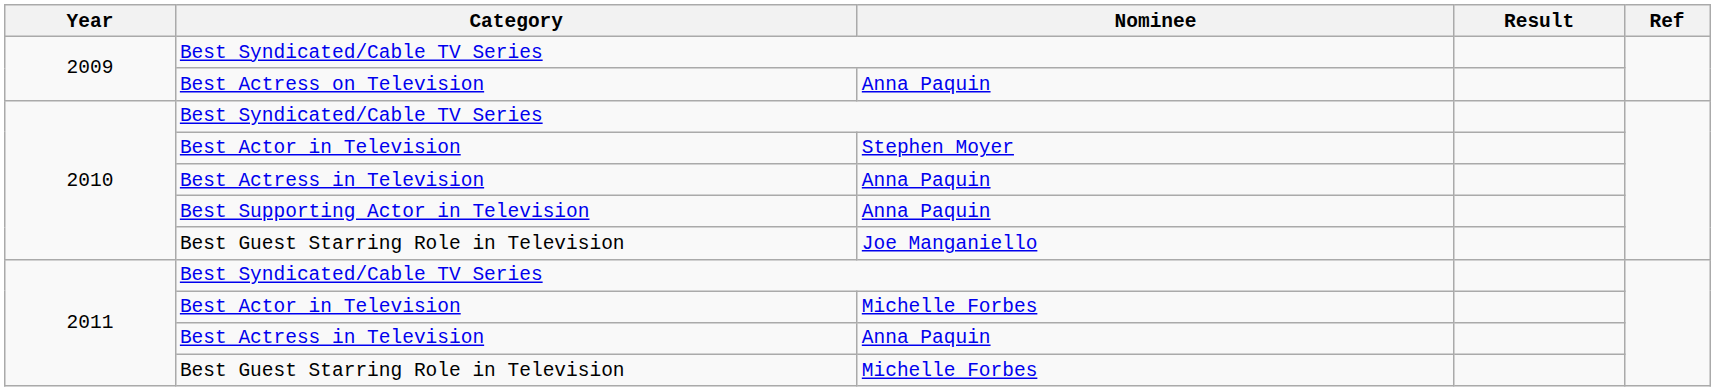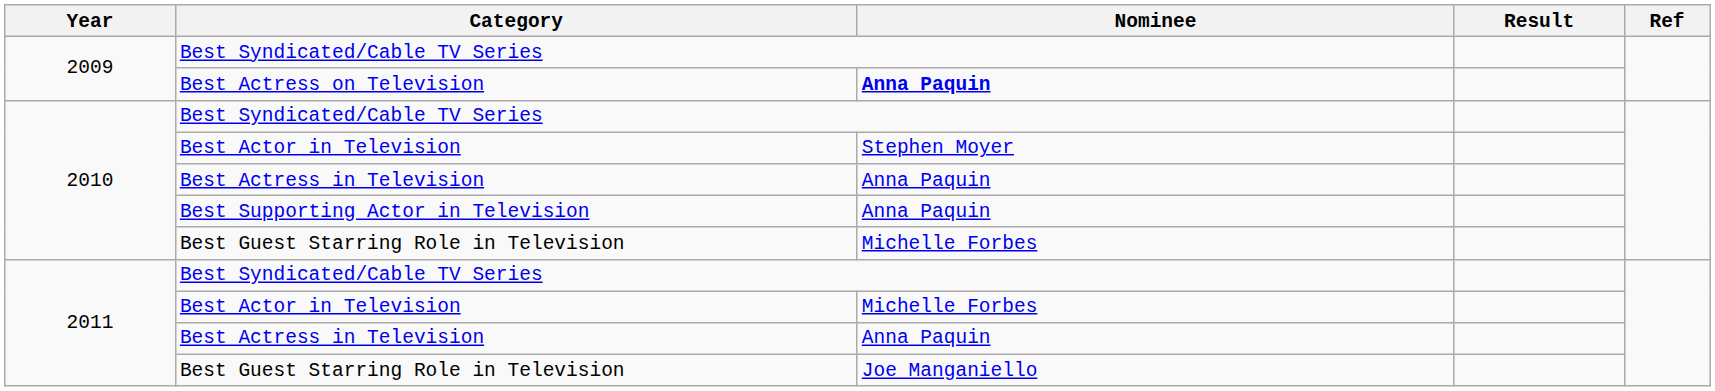(926, 84) normal -> (926, 84) bold
(950, 243) Joe Manganiello -> (950, 243) Michelle Forbes
(950, 370) Michelle Forbes -> (950, 370) Joe Manganiello
